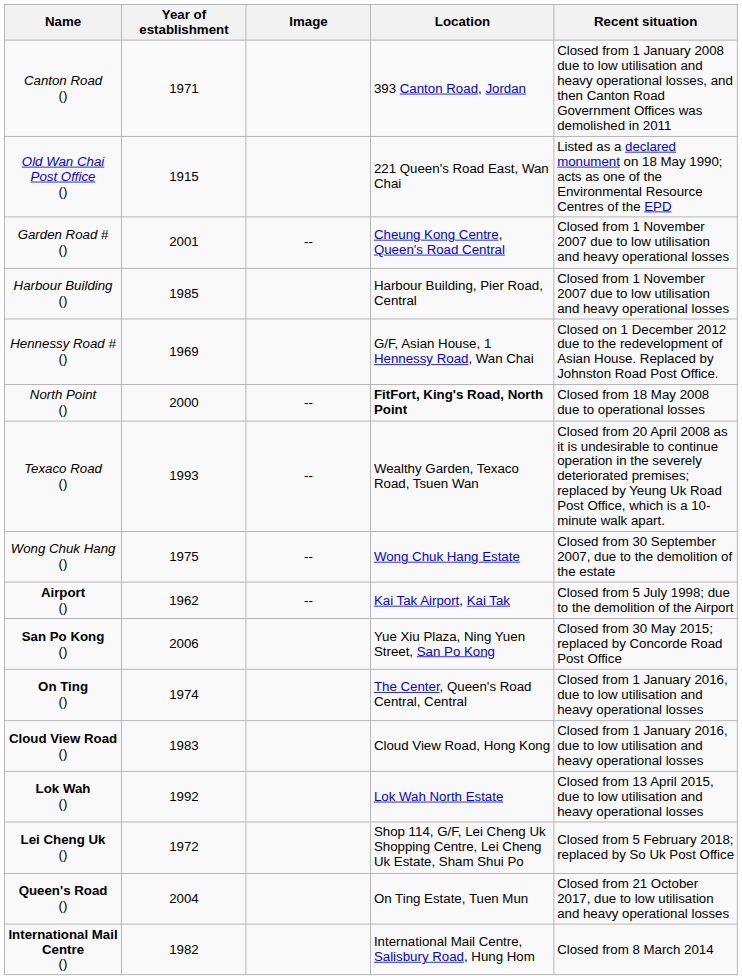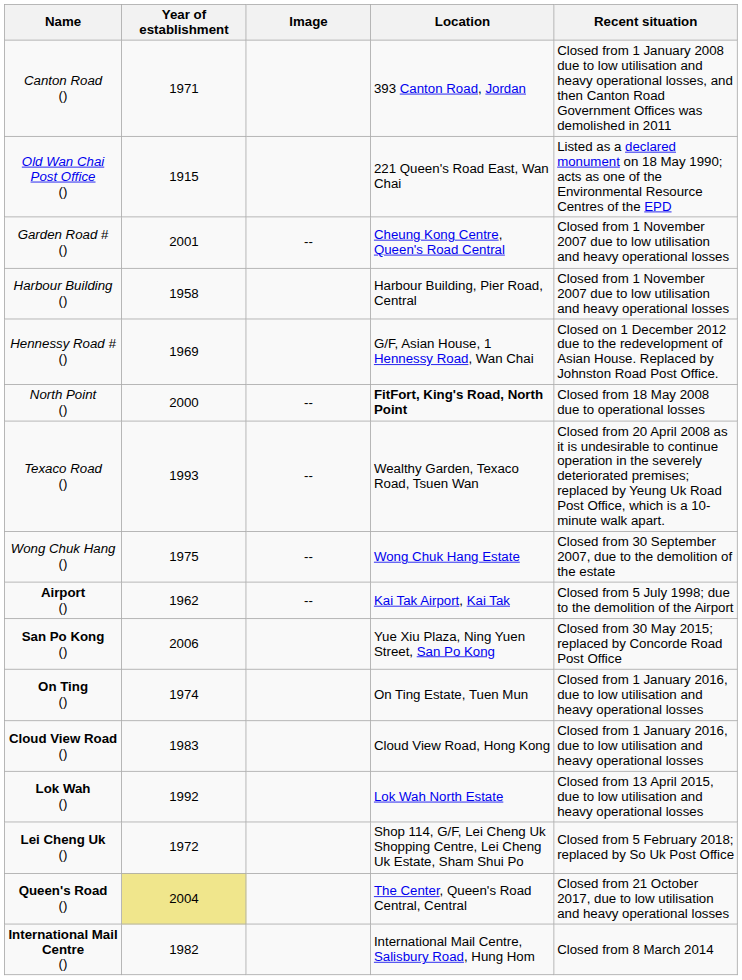(184, 293) 1985 -> (184, 293) 1958
(453, 694) The Center, Queen's Road Central, Central -> (451, 694) On Ting Estate, Tuen Mun
(184, 898) no background -> (184, 898) khaki background
(451, 898) On Ting Estate, Tuen Mun -> (453, 898) The Center, Queen's Road Central, Central
